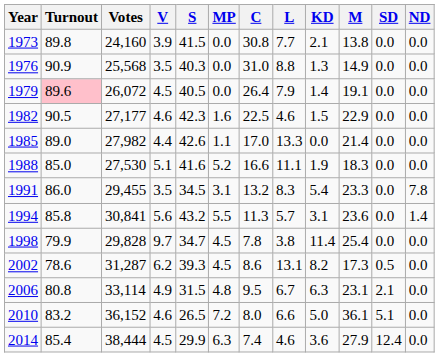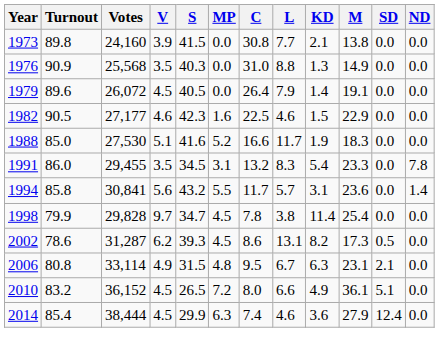(58, 91) pink background -> (58, 91) no background
- row: (23, 141)
(289, 165) 11.1 -> (289, 141) 11.7
(256, 215) 11.3 -> (256, 190) 11.7
(163, 314) 4.6 -> (163, 290) 4.5
(319, 314) 5.0 -> (319, 290) 4.9
